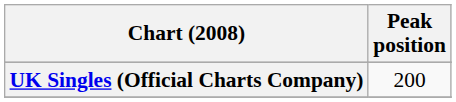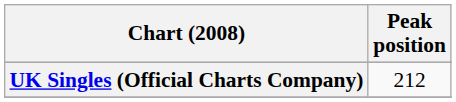(410, 79) 200 -> (410, 79) 212
